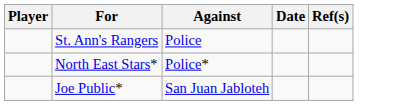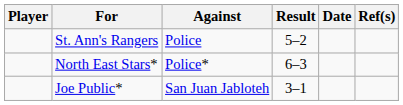+ column: (296, 16)
